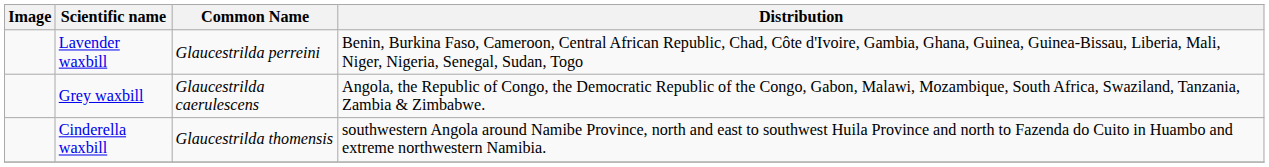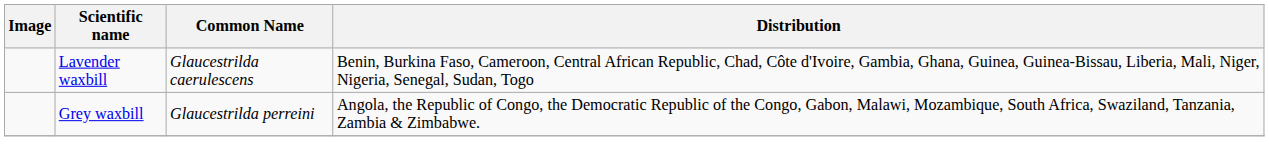(248, 52) Glaucestrilda perreini -> (215, 70) Glaucestrilda caerulescens
(220, 95) Glaucestrilda caerulescens -> (242, 114) Glaucestrilda perreini
- row: (92, 139)
